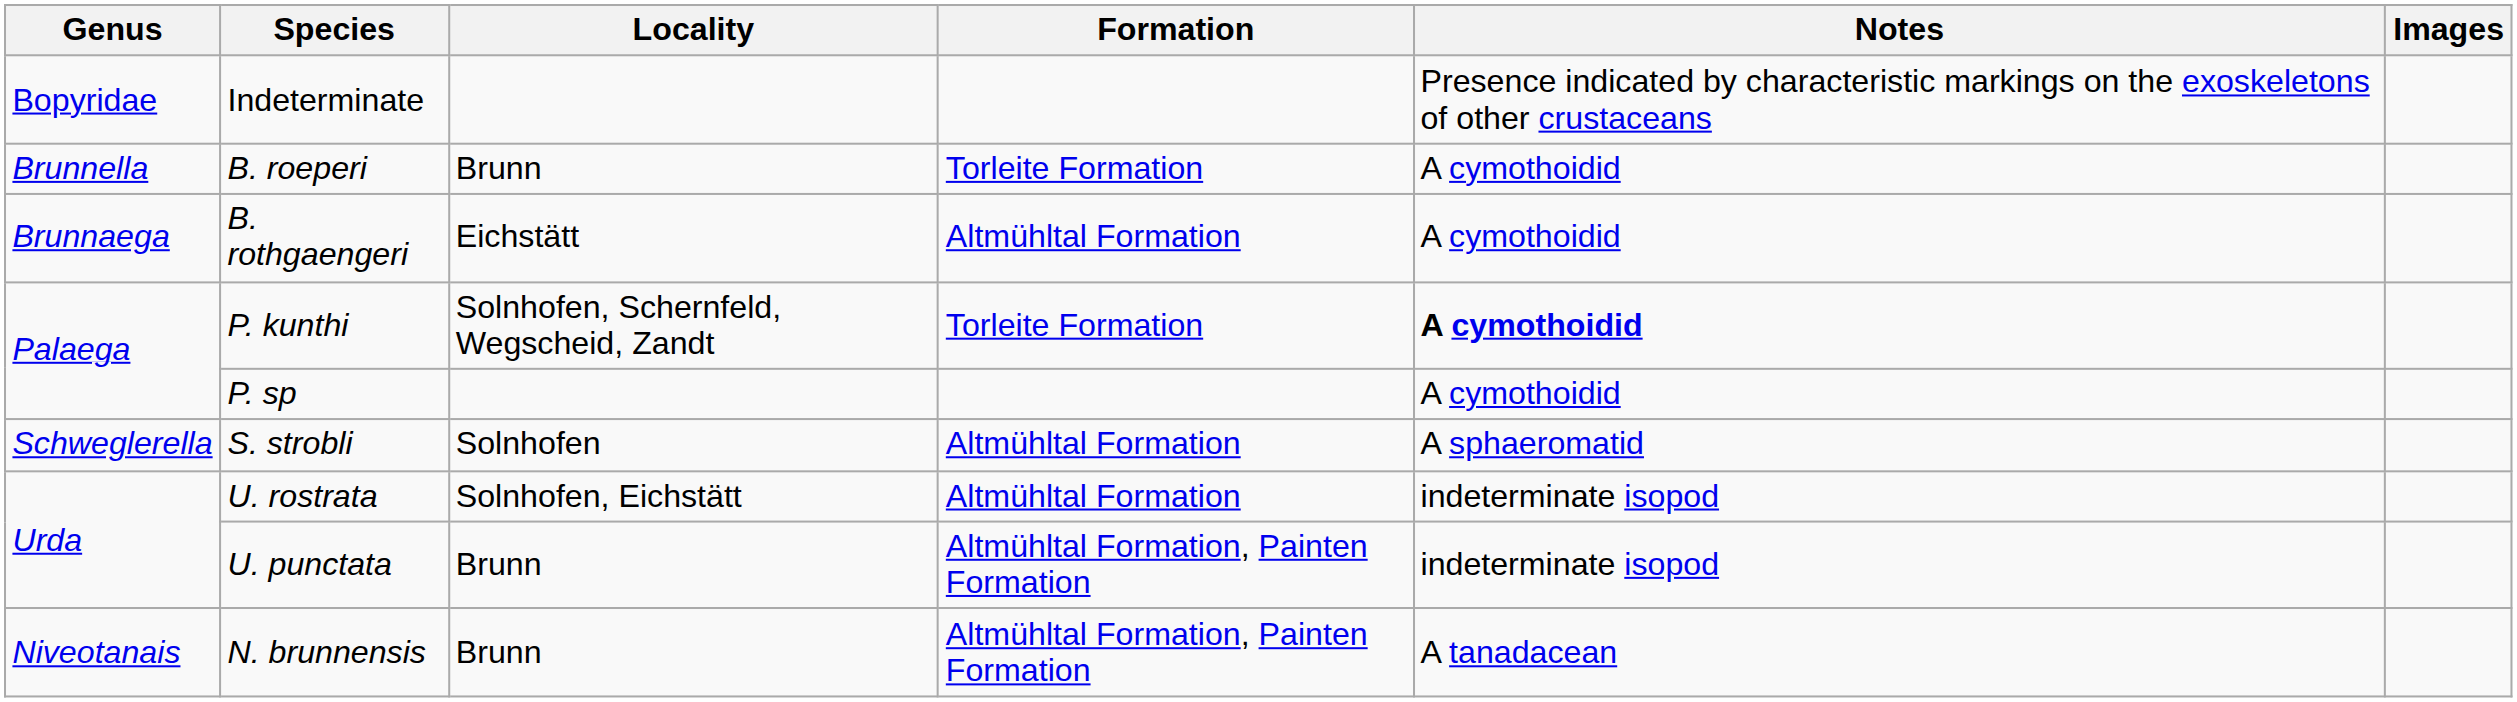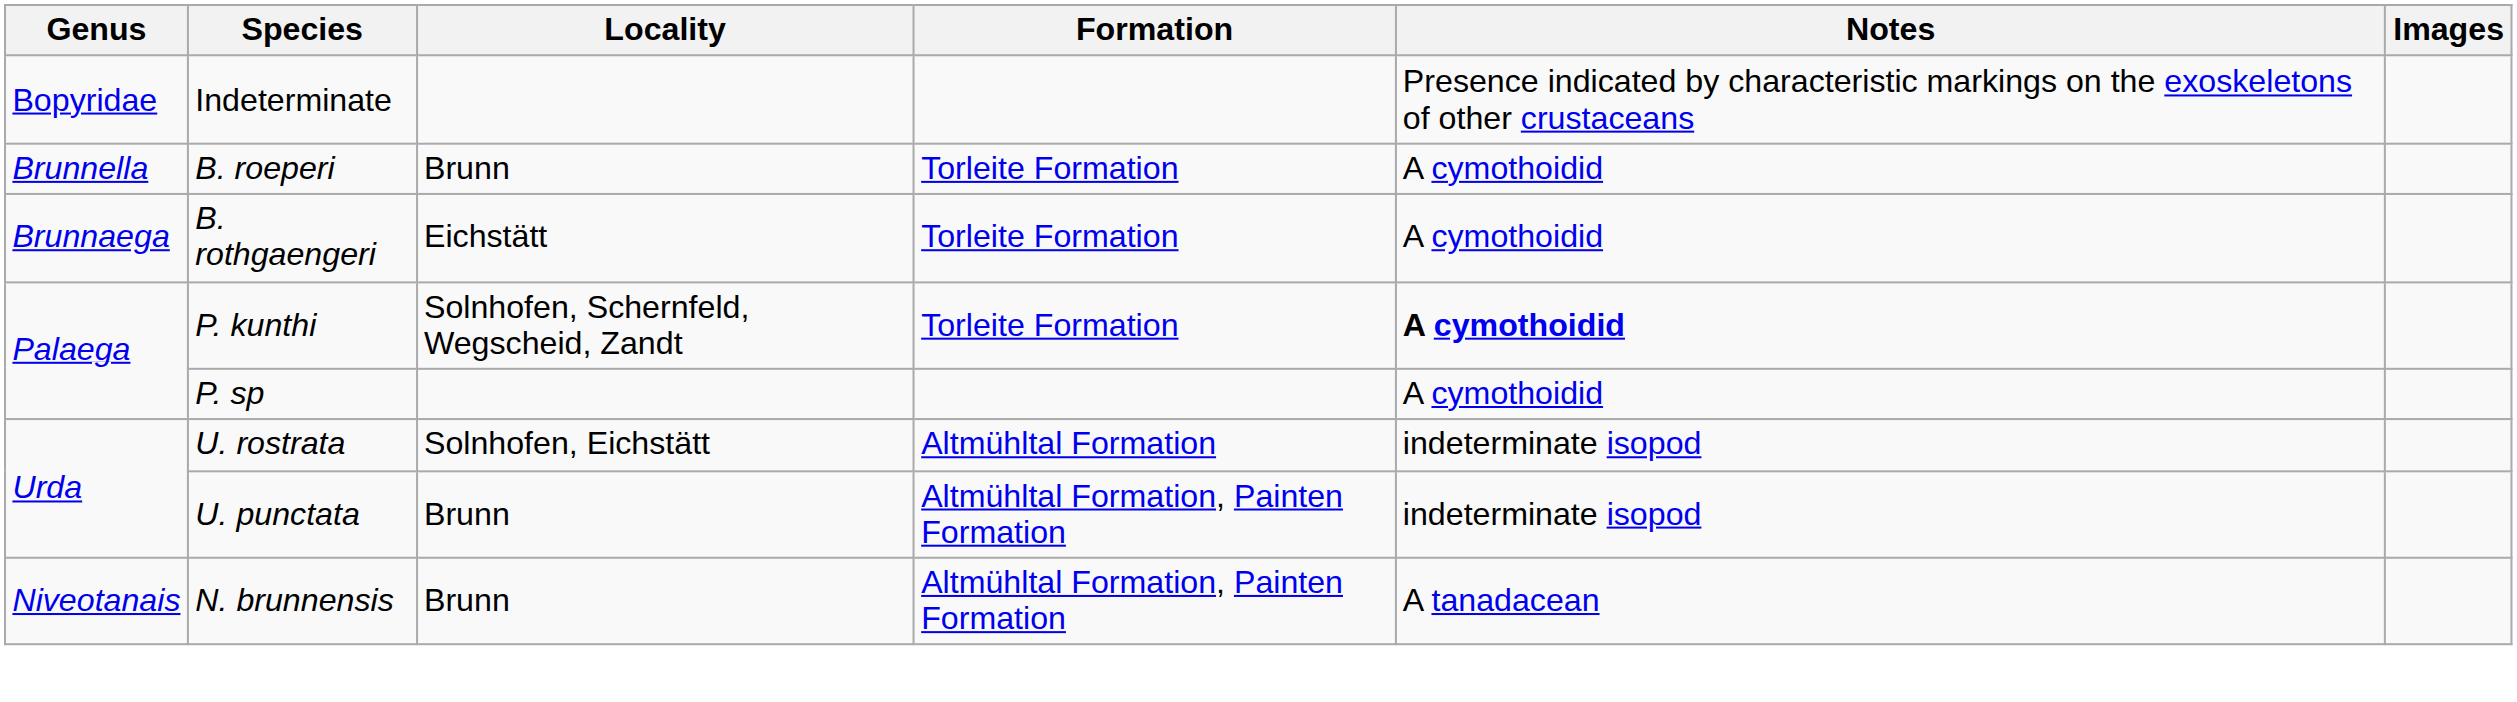(1093, 237) Altmühltal Formation -> (1050, 237) Torleite Formation
- row: (290, 444)
